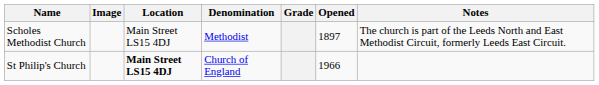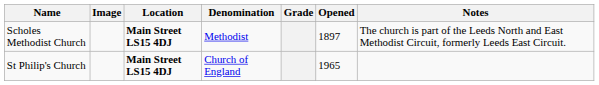(152, 36) normal -> (154, 36) bold
(329, 65) 1966 -> (329, 65) 1965
